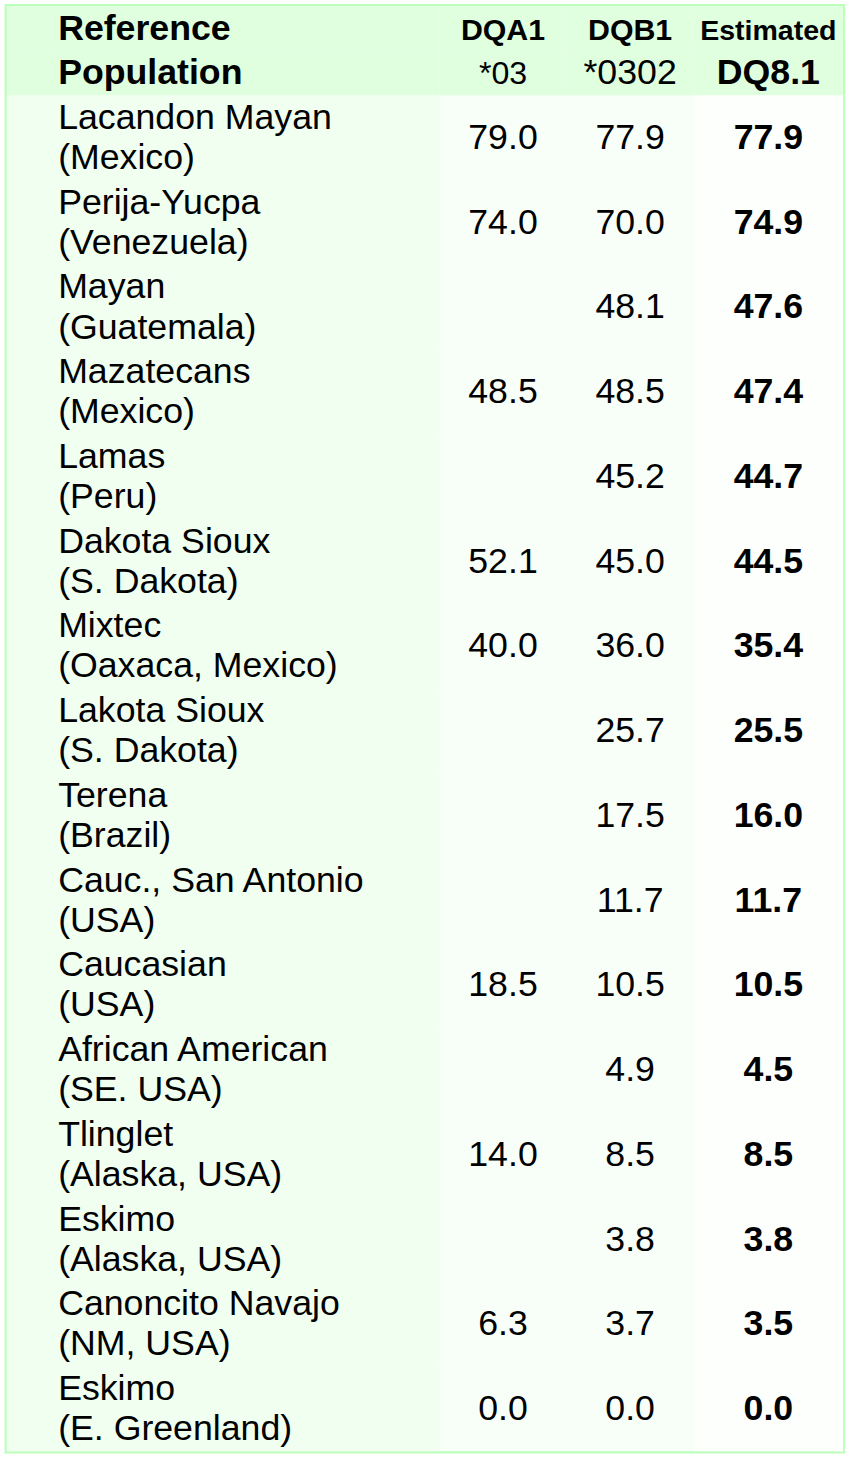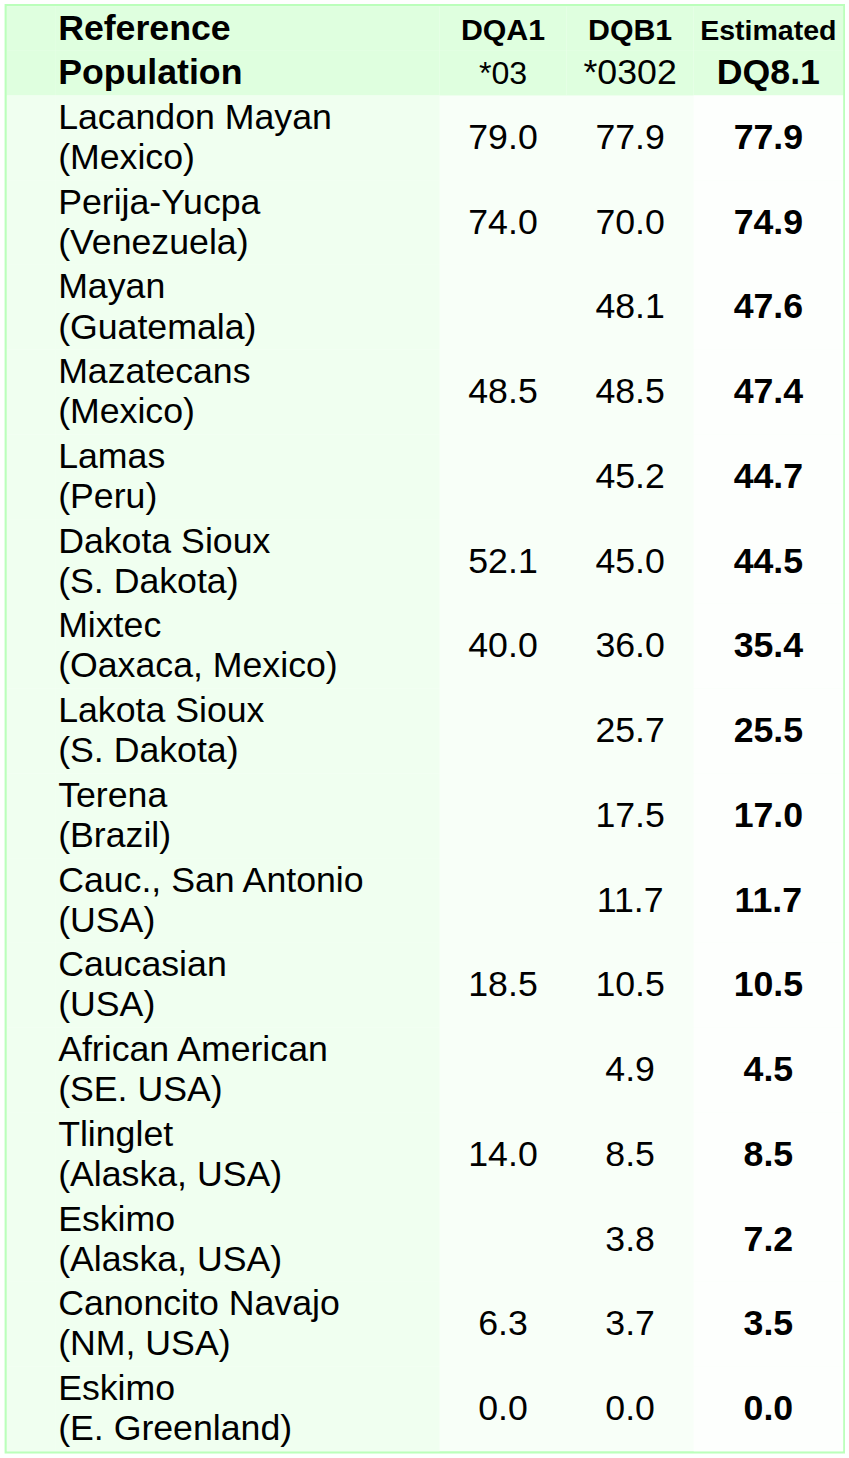(768, 815) 16.0 -> (768, 815) 17.0
(768, 1238) 3.8 -> (768, 1238) 7.2
